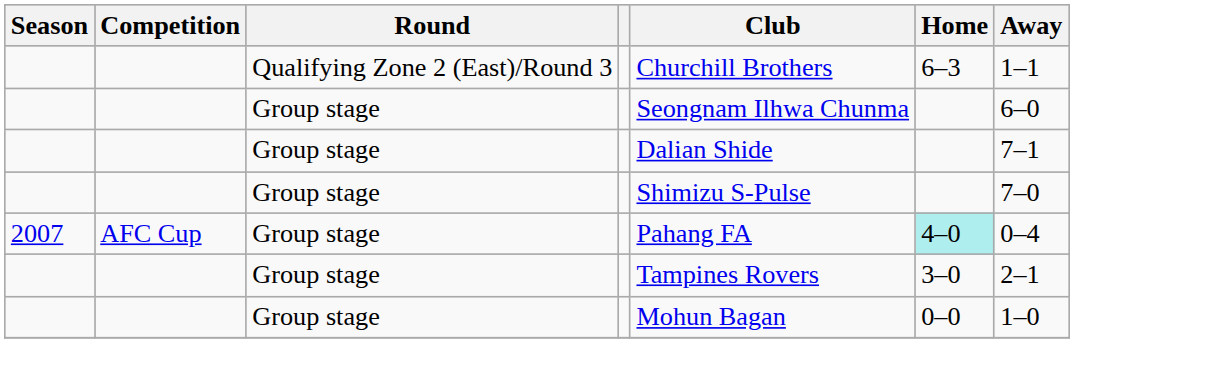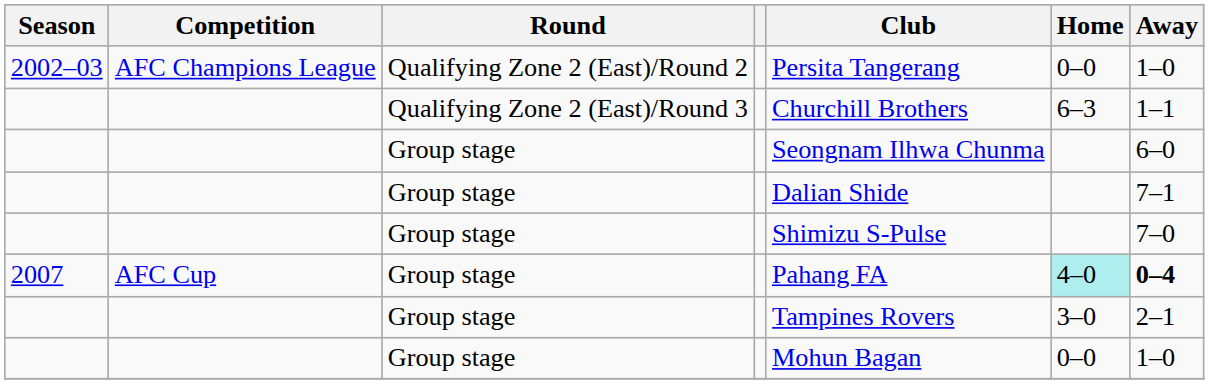+ row: (57, 66)
(1020, 233) normal -> (1155, 274) bold
